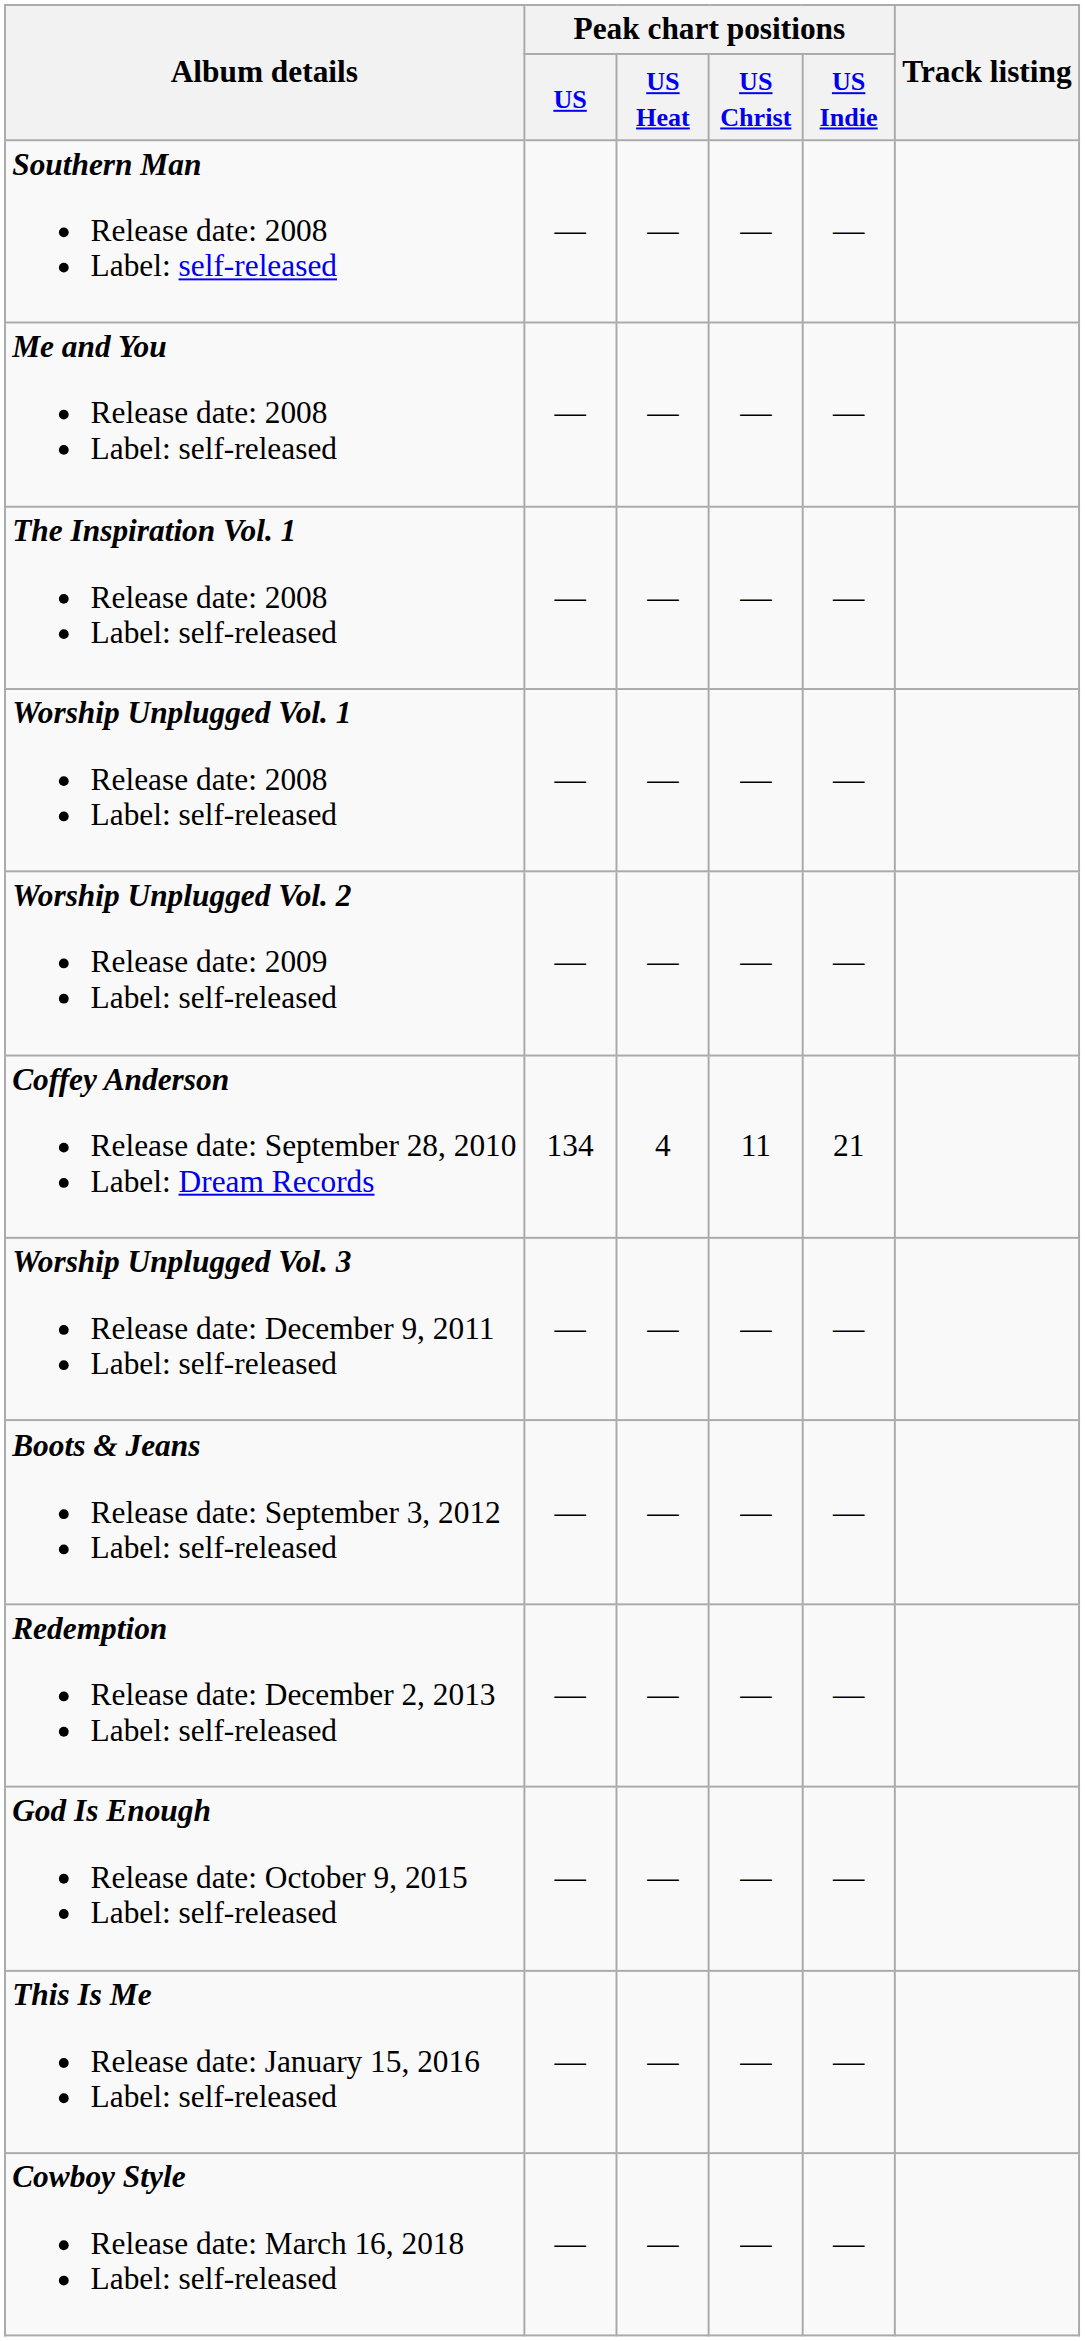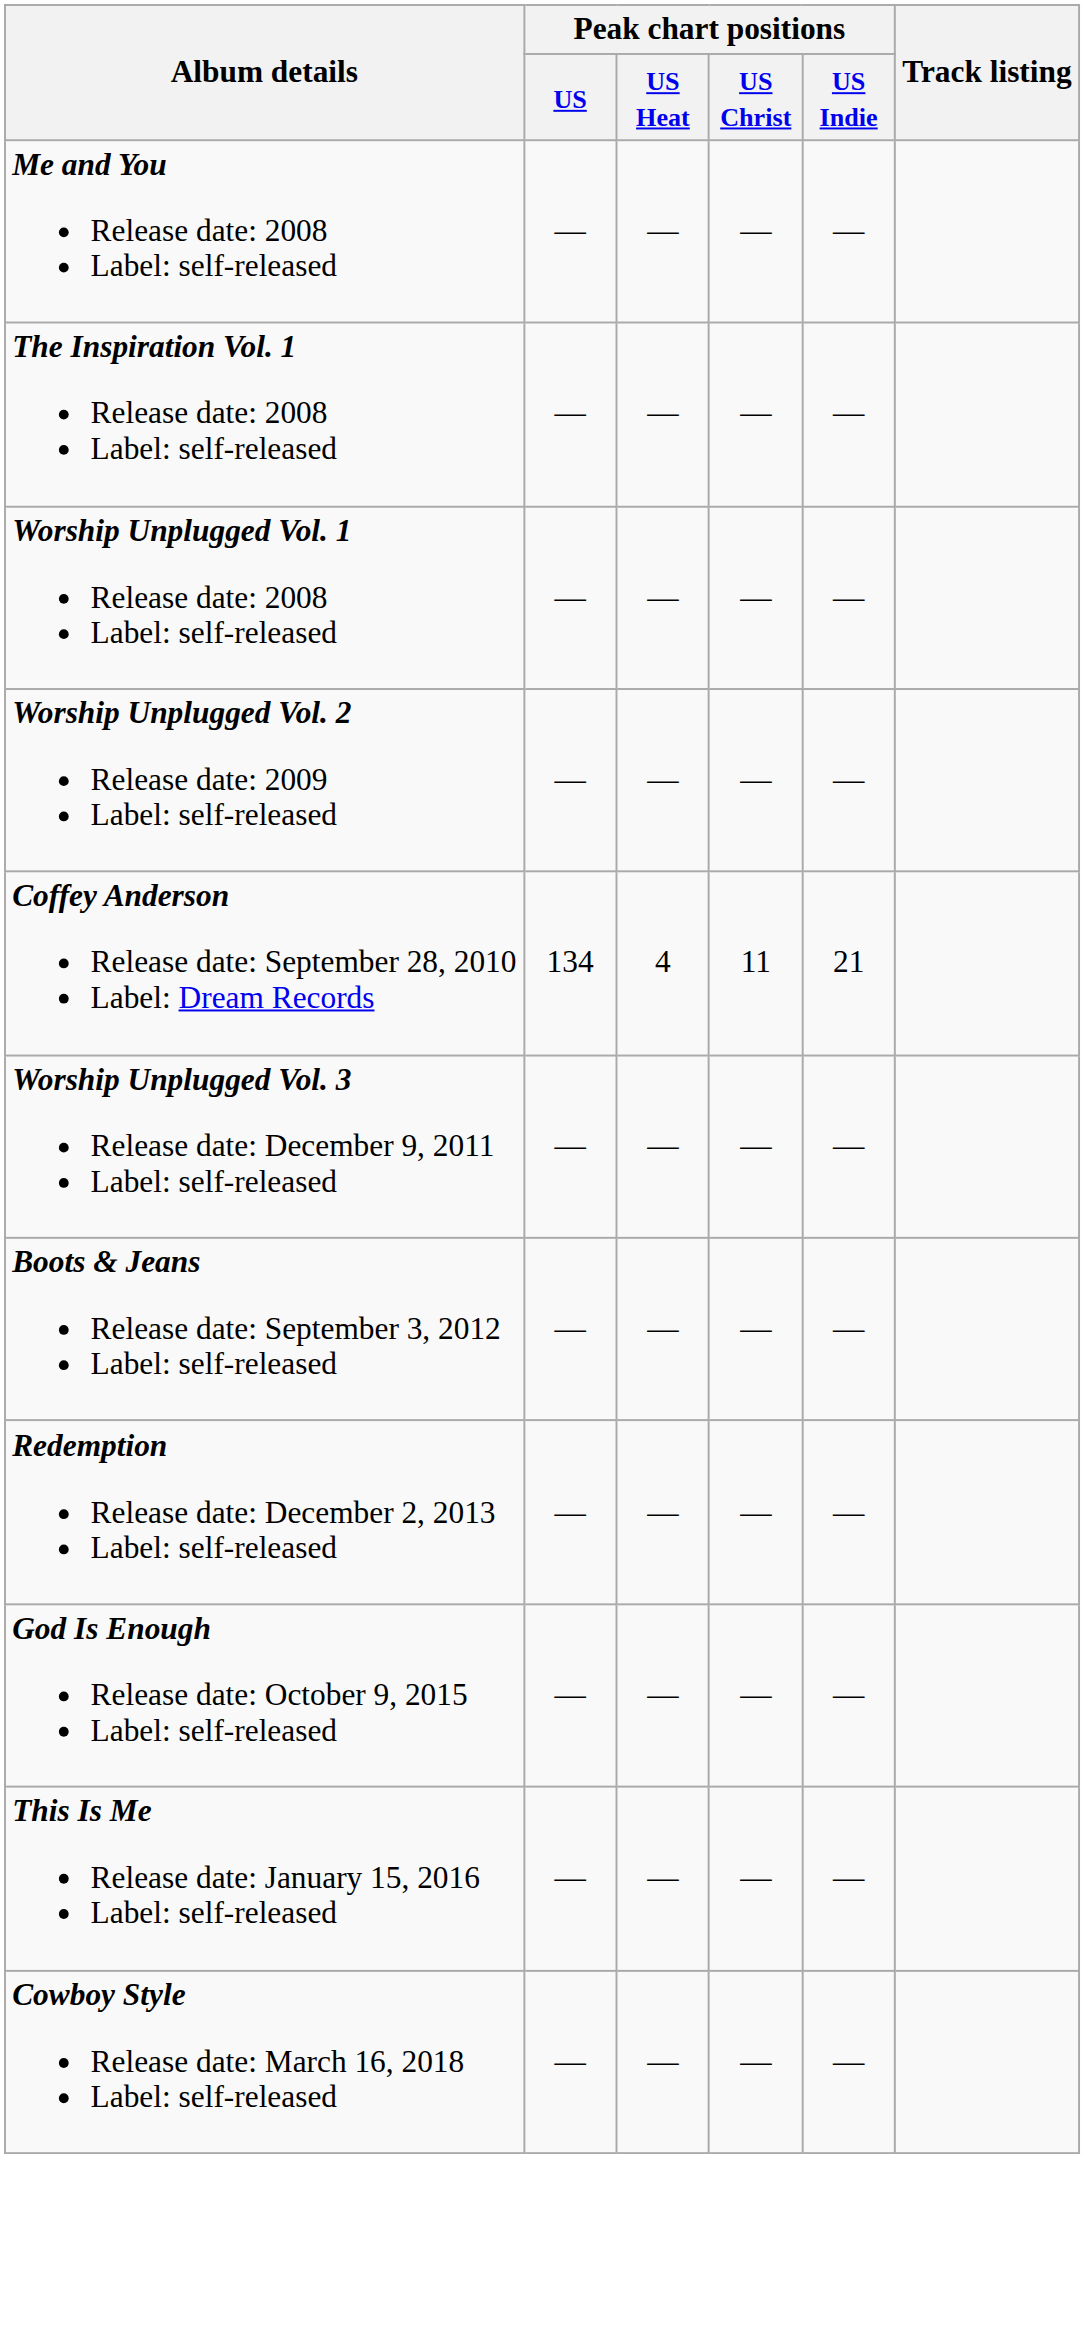- row: (264, 216)
